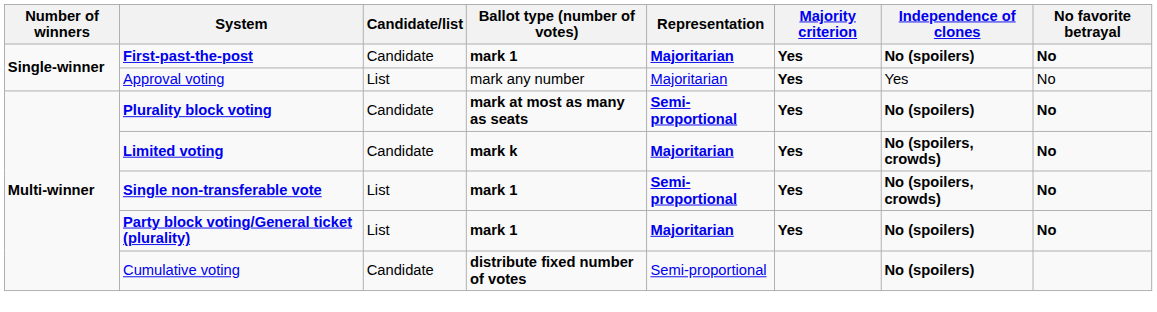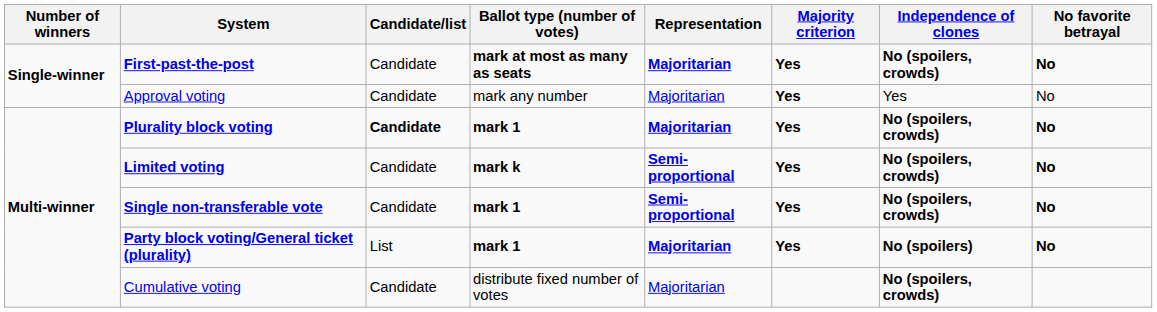(494, 56) mark 1 -> (550, 64) mark at most as many as seats
(929, 56) No (spoilers) -> (927, 64) No (spoilers, crowds)
(378, 79) List -> (403, 95) Candidate
(400, 111) normal -> (405, 127) bold
(547, 111) mark at most as many as seats -> (497, 127) mark 1
(694, 111) Semi-proportional -> (690, 127) Majoritarian
(929, 111) No (spoilers) -> (927, 127) No (spoilers, crowds)
(692, 150) Majoritarian -> (691, 167) Semi-proportional
(378, 190) List -> (403, 207) Candidate
(552, 270) bold -> (556, 287) normal
(709, 270) Semi-proportional -> (686, 287) Majoritarian
(929, 270) No (spoilers) -> (927, 287) No (spoilers, crowds)
